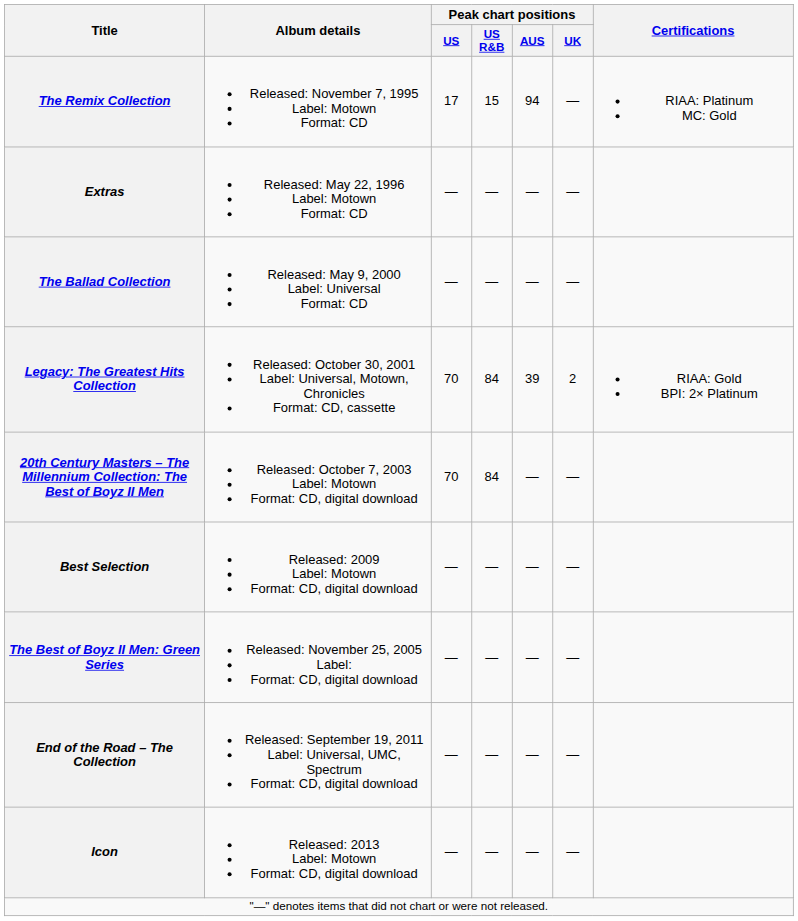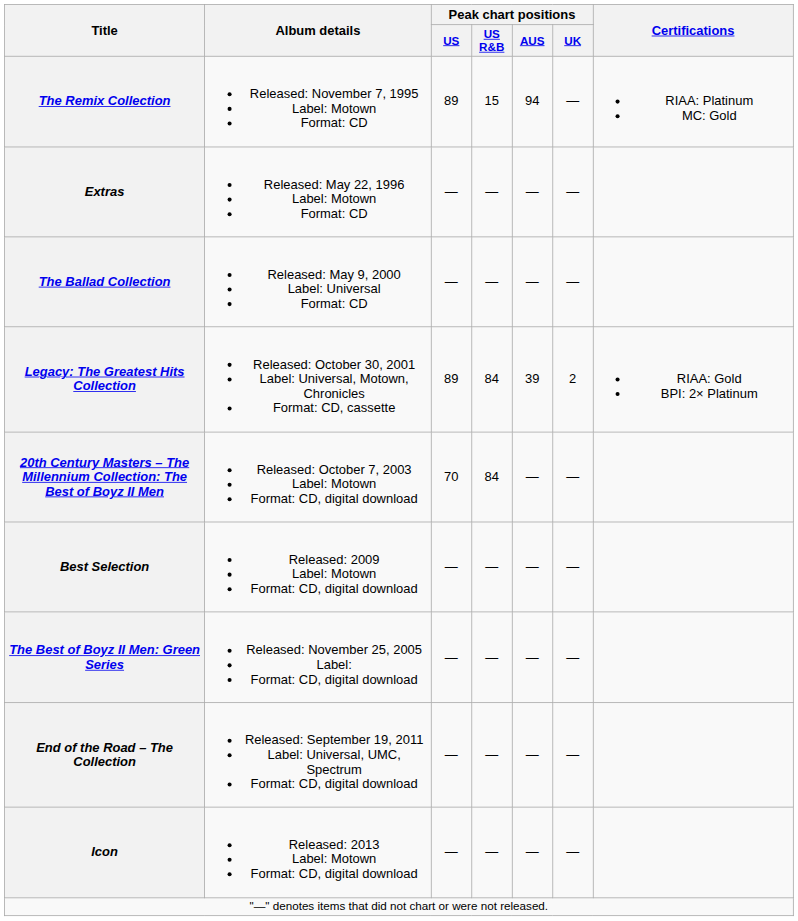(451, 101) 17 -> (451, 101) 89
(451, 379) 70 -> (451, 379) 89
